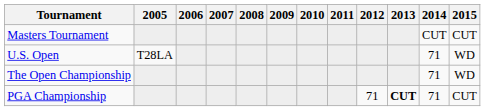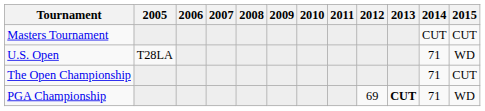(465, 75) WD -> (465, 75) CUT
(372, 96) 71 -> (372, 96) 69
(465, 96) CUT -> (465, 96) WD
